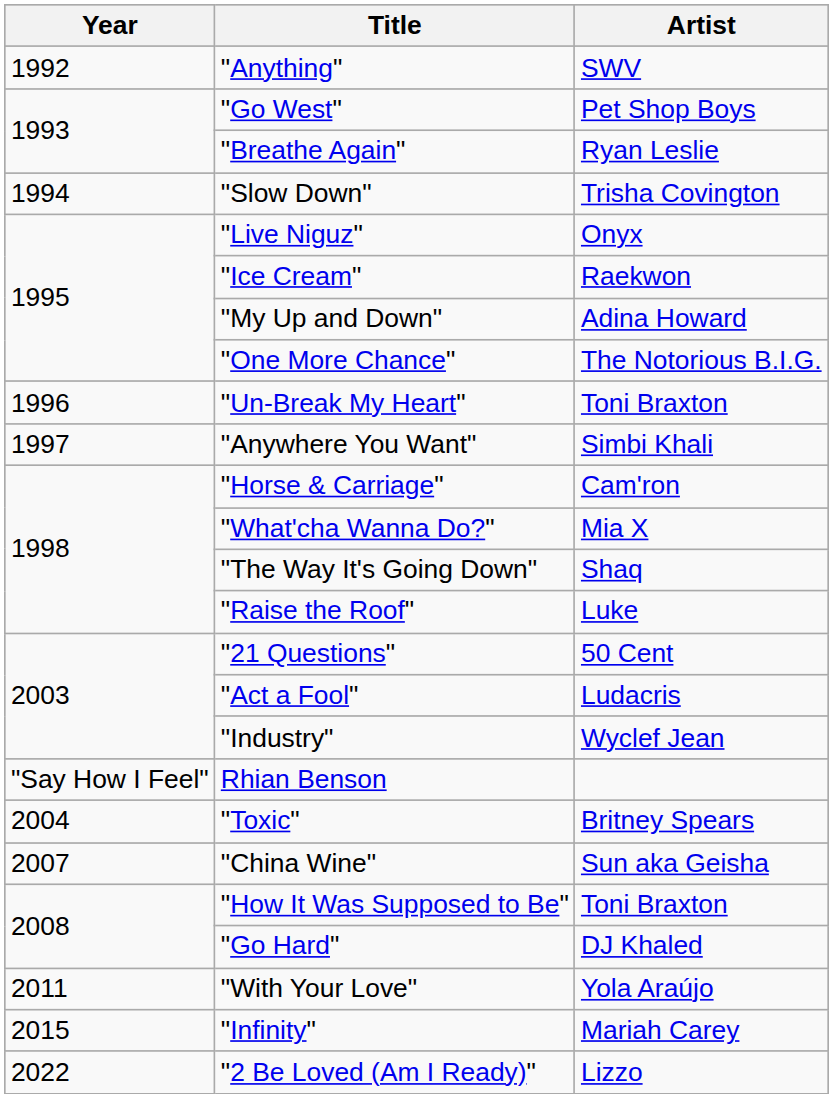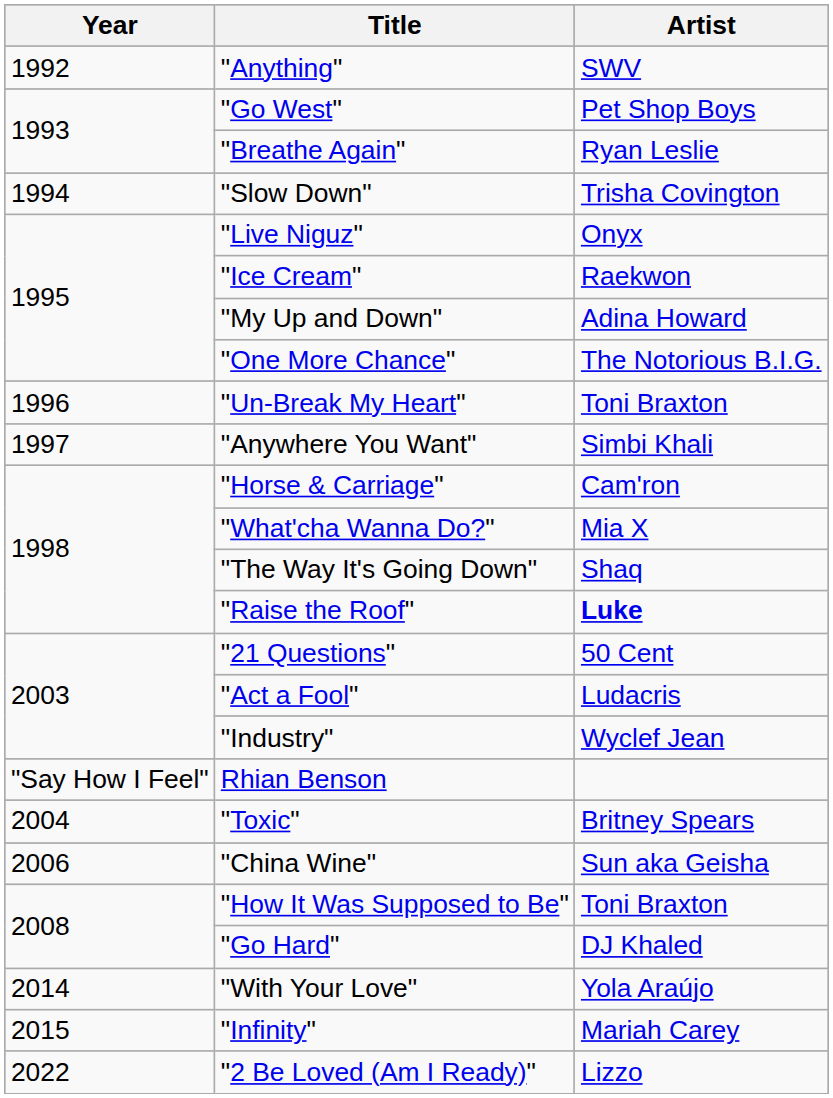(610, 611) normal -> (612, 611) bold
(40, 862) 2007 -> (40, 862) 2006
(39, 988) 2011 -> (40, 988) 2014
